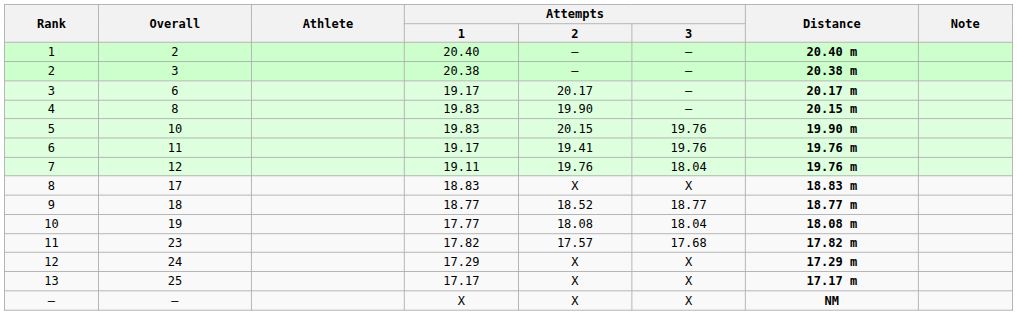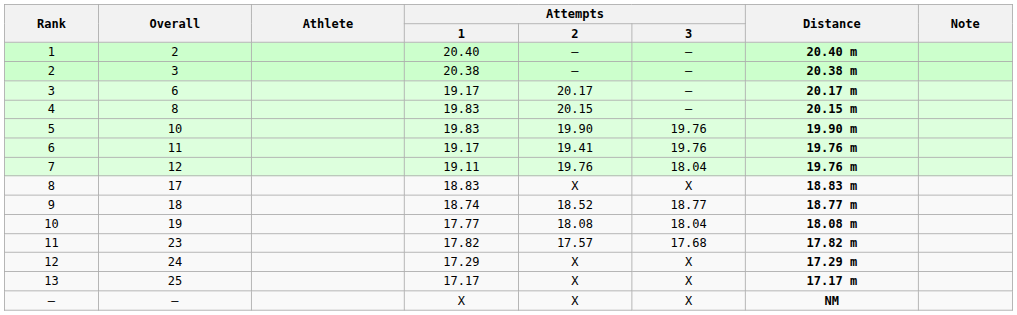(575, 110) 19.90 -> (575, 110) 20.15
(575, 129) 20.15 -> (575, 129) 19.90
(461, 205) 18.77 -> (461, 205) 18.74
